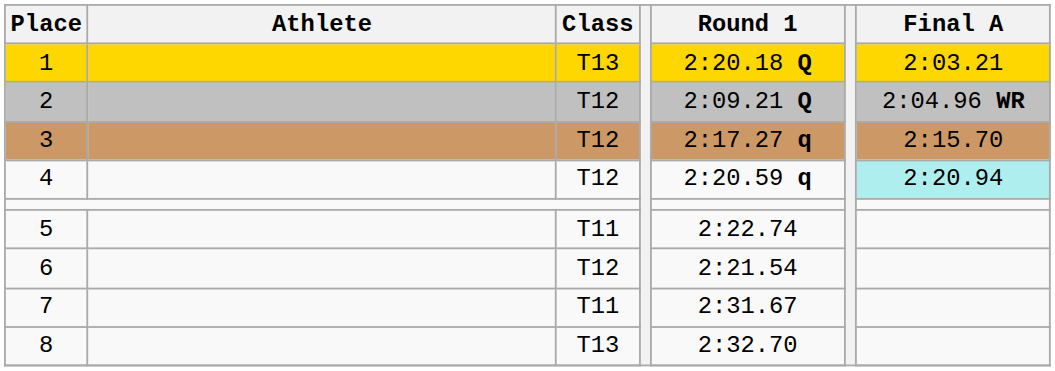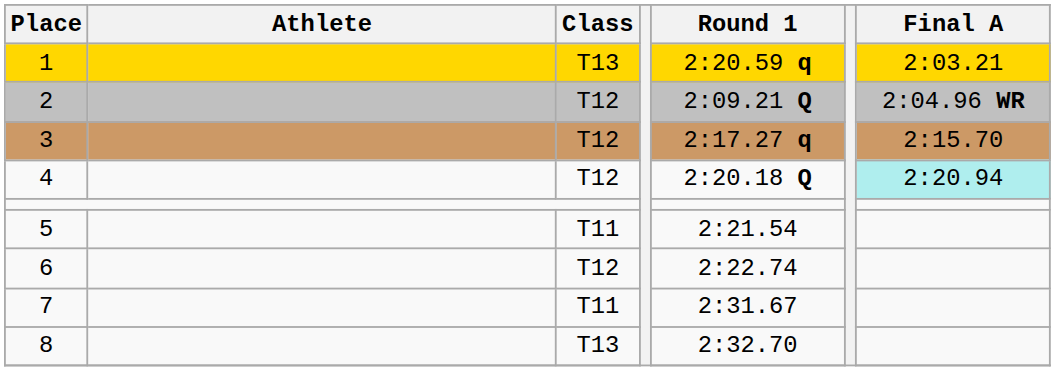(748, 63) 2:20.18 Q -> (748, 63) 2:20.59 q
(748, 179) 2:20.59 q -> (748, 179) 2:20.18 Q
(748, 229) 2:22.74 -> (748, 229) 2:21.54
(748, 268) 2:21.54 -> (748, 268) 2:22.74
